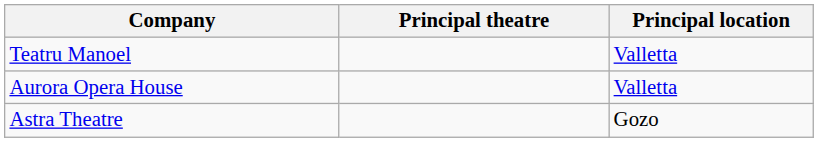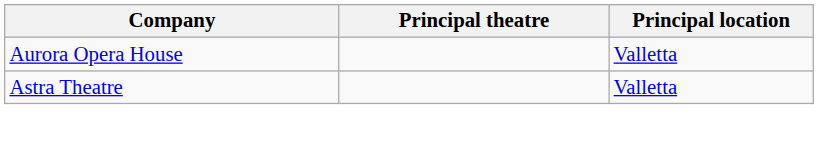- row: (70, 53)
(636, 119) Gozo -> (645, 86) Valletta
